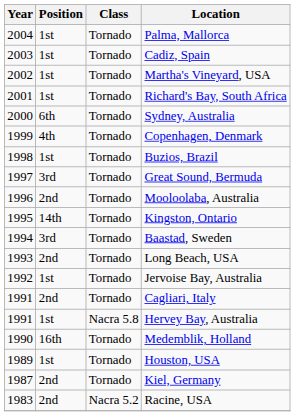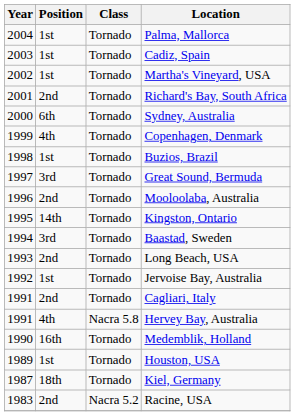(46, 95) 1st -> (48, 95) 2nd
(46, 319) 1st -> (47, 319) 4th
(48, 380) 2nd -> (50, 380) 18th
